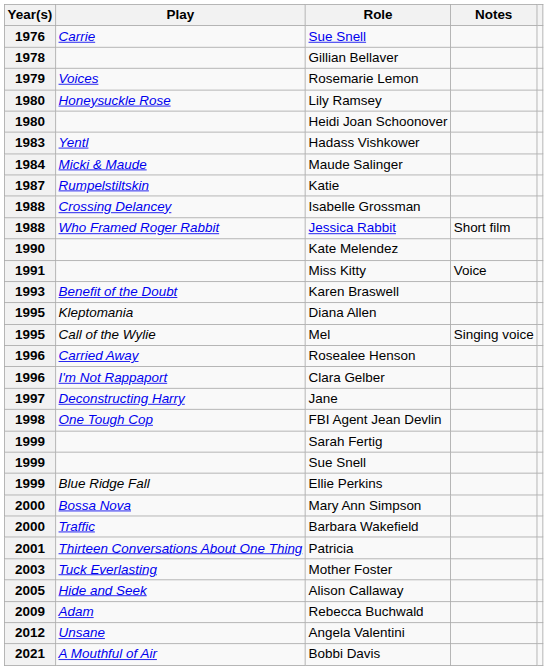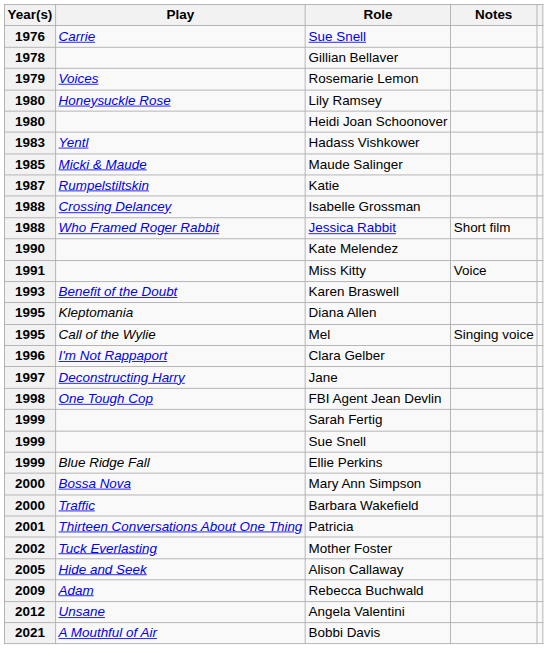(30, 164) 1984 -> (30, 164) 1985
- row: (99, 356)
(30, 569) 2003 -> (30, 548) 2002
